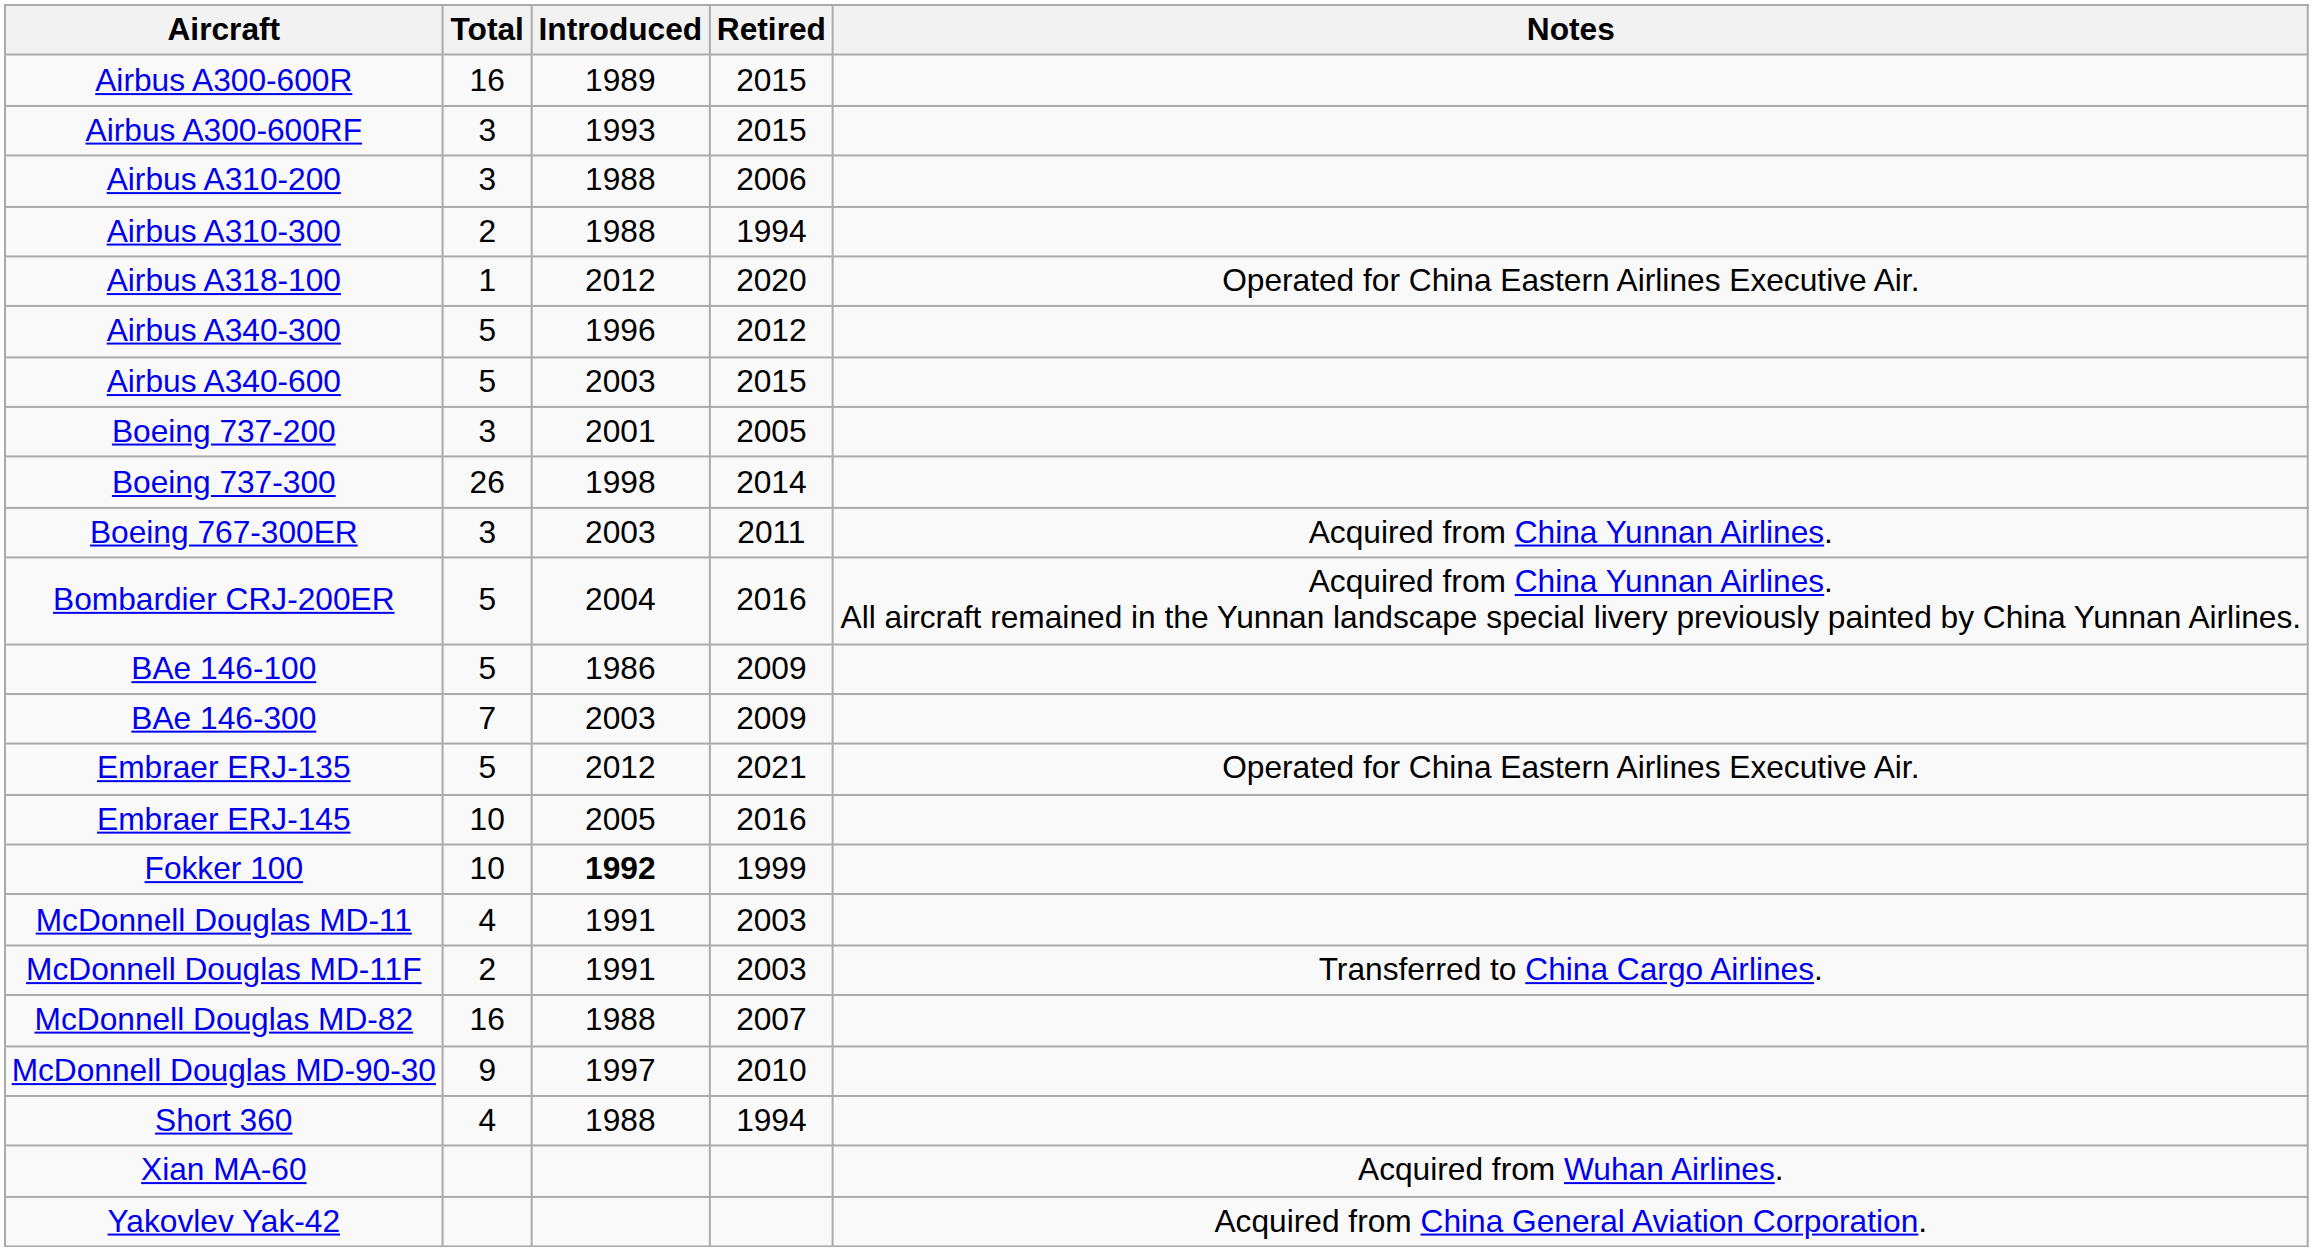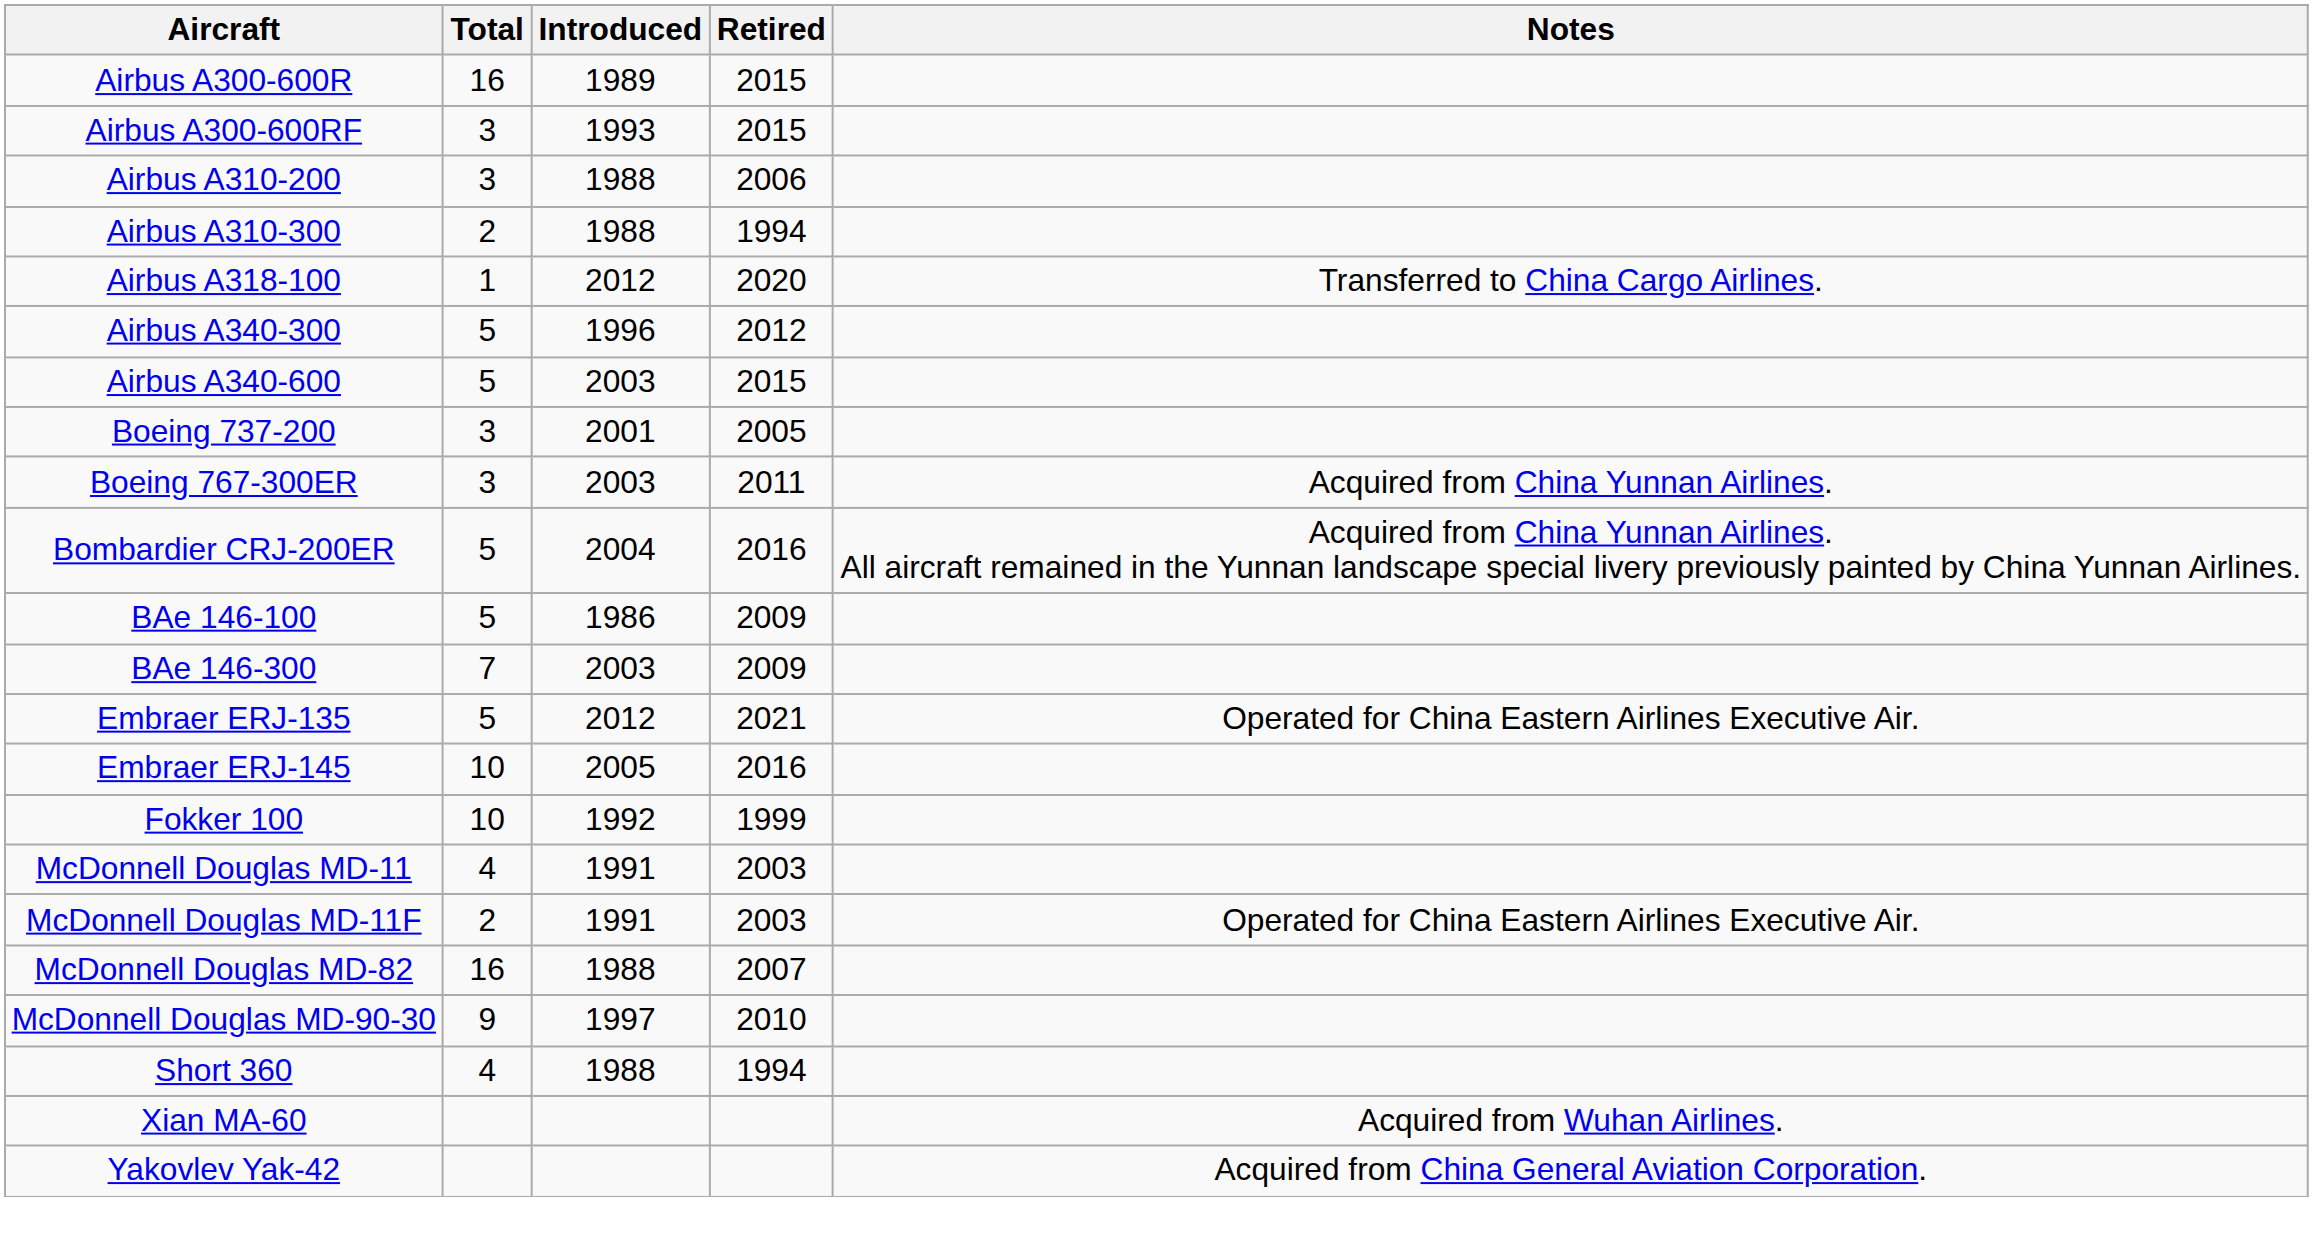(1571, 280) Operated for China Eastern Airlines Executive Air. -> (1571, 280) Transferred to China Cargo Airlines.
- row: (224, 481)
(620, 869) bold -> (620, 818) normal
(1571, 969) Transferred to China Cargo Airlines. -> (1571, 919) Operated for China Eastern Airlines Executive Air.
